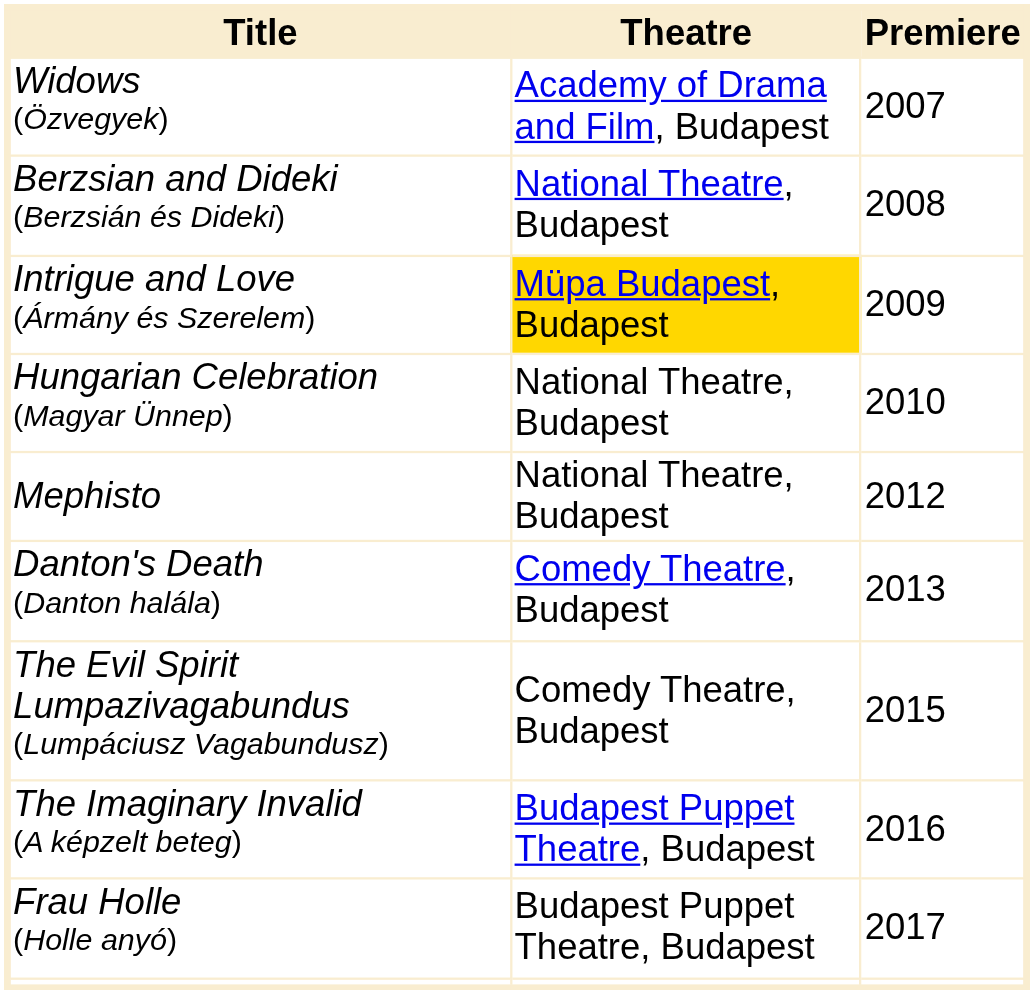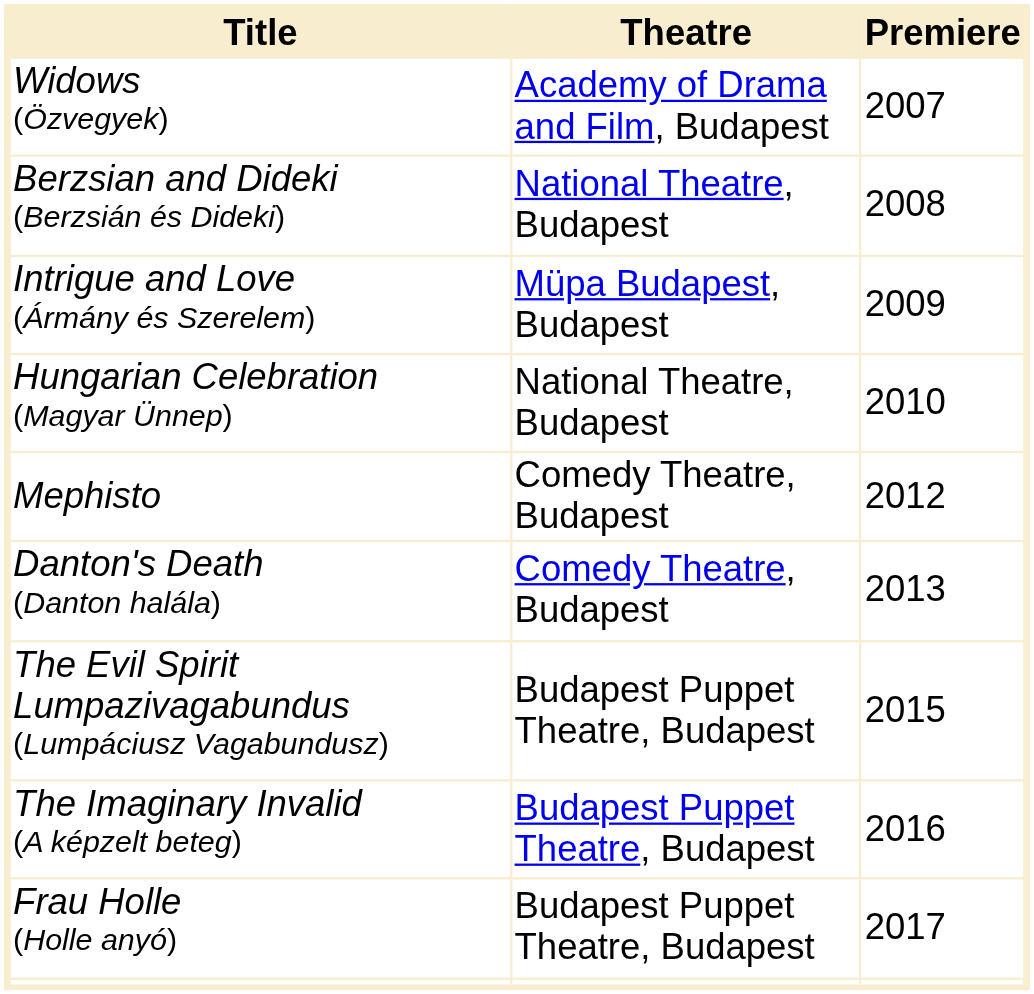(647, 303) gold background -> (647, 303) no background
(654, 496) National Theatre, Budapest -> (655, 496) Comedy Theatre, Budapest
(655, 709) Comedy Theatre, Budapest -> (665, 709) Budapest Puppet Theatre, Budapest
